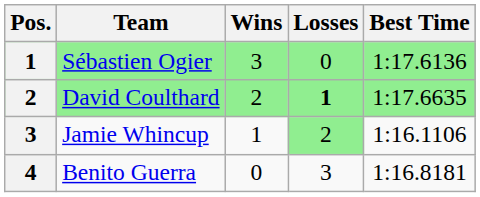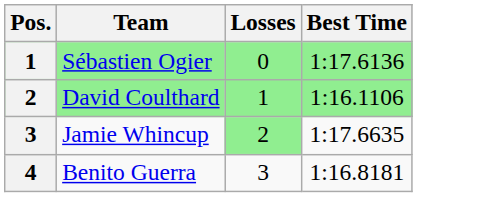- column: (256, 23)
(326, 97) bold -> (263, 97) normal
(420, 97) 1:17.6635 -> (357, 97) 1:16.1106
(420, 135) 1:16.1106 -> (357, 135) 1:17.6635
